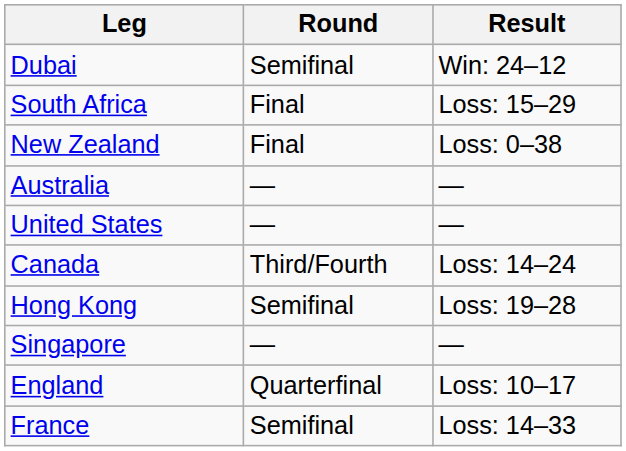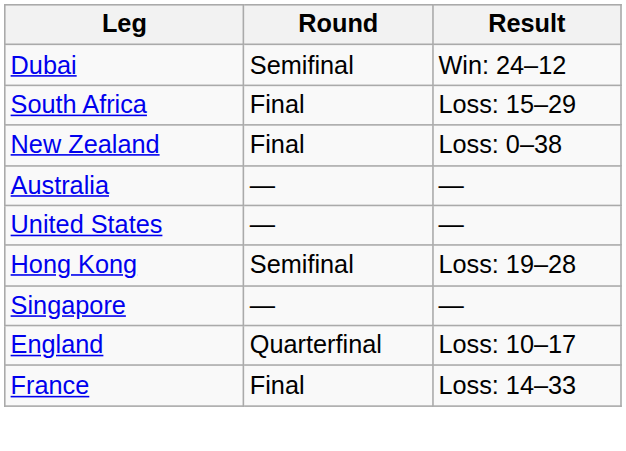- row: (55, 265)
(302, 425) Semifinal -> (277, 385) Final
